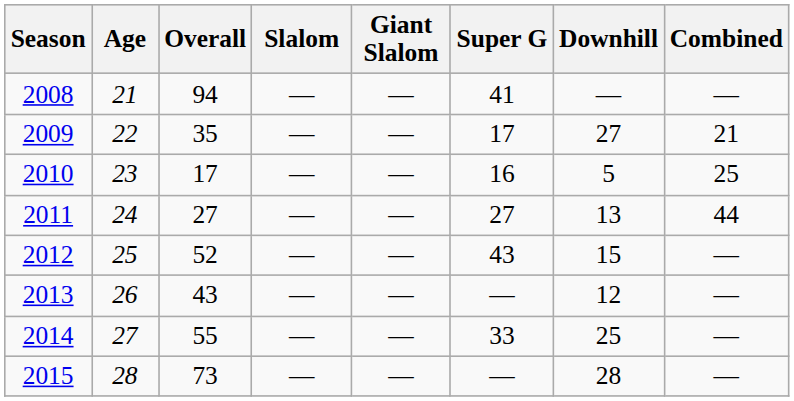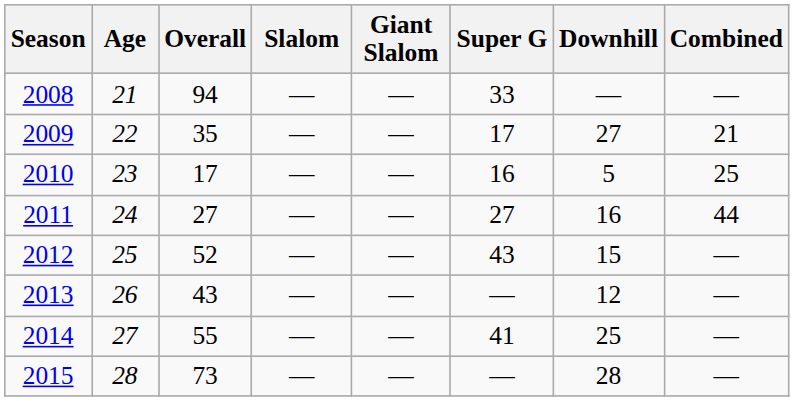(502, 93) 41 -> (502, 93) 33
(609, 214) 13 -> (609, 214) 16
(502, 335) 33 -> (502, 335) 41
